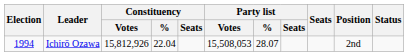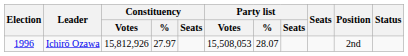(24, 43) 1994 -> (24, 43) 1996
(165, 43) 22.04 -> (165, 43) 27.97
